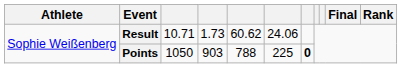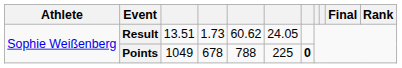(179, 34) 10.71 -> (179, 34) 13.51
(283, 34) 24.06 -> (283, 34) 24.05
(179, 54) 1050 -> (179, 54) 1049
(213, 54) 903 -> (213, 54) 678
